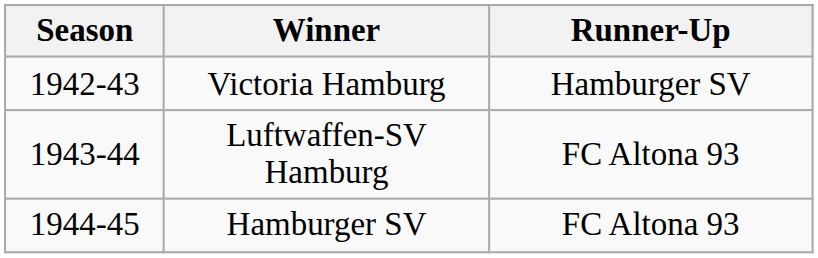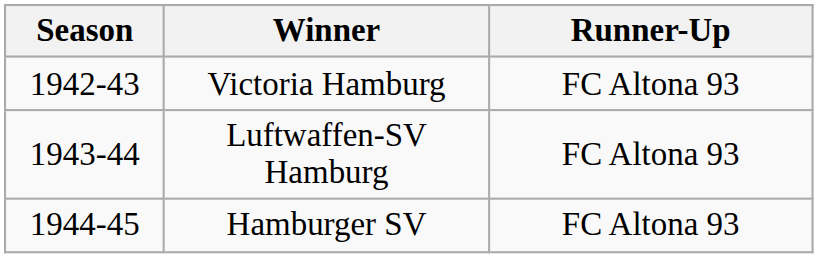(651, 82) Hamburger SV -> (651, 82) FC Altona 93
